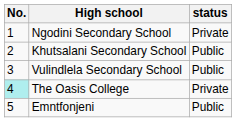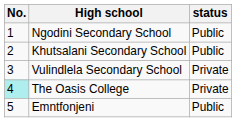(210, 32) Private -> (208, 32) Public
(208, 70) Public -> (210, 70) Private
